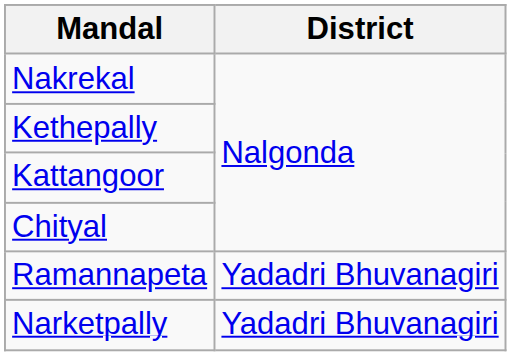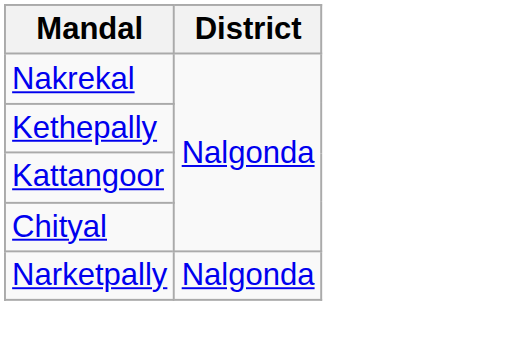- row: (110, 275)
(360, 324) Yadadri Bhuvanagiri -> (248, 275) Nalgonda
